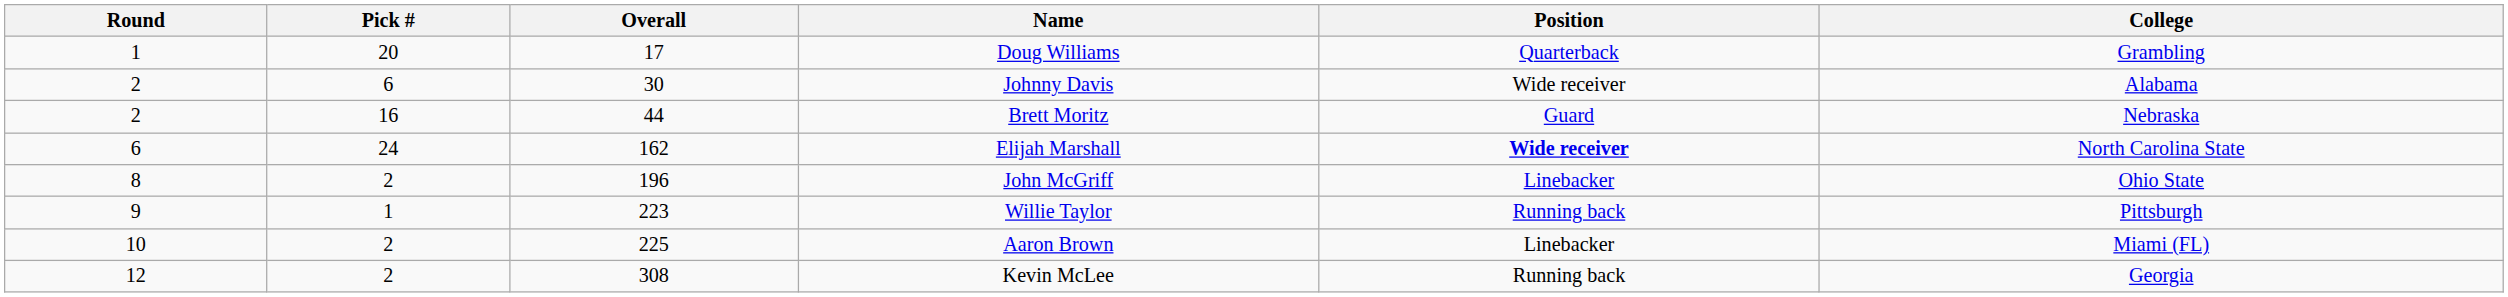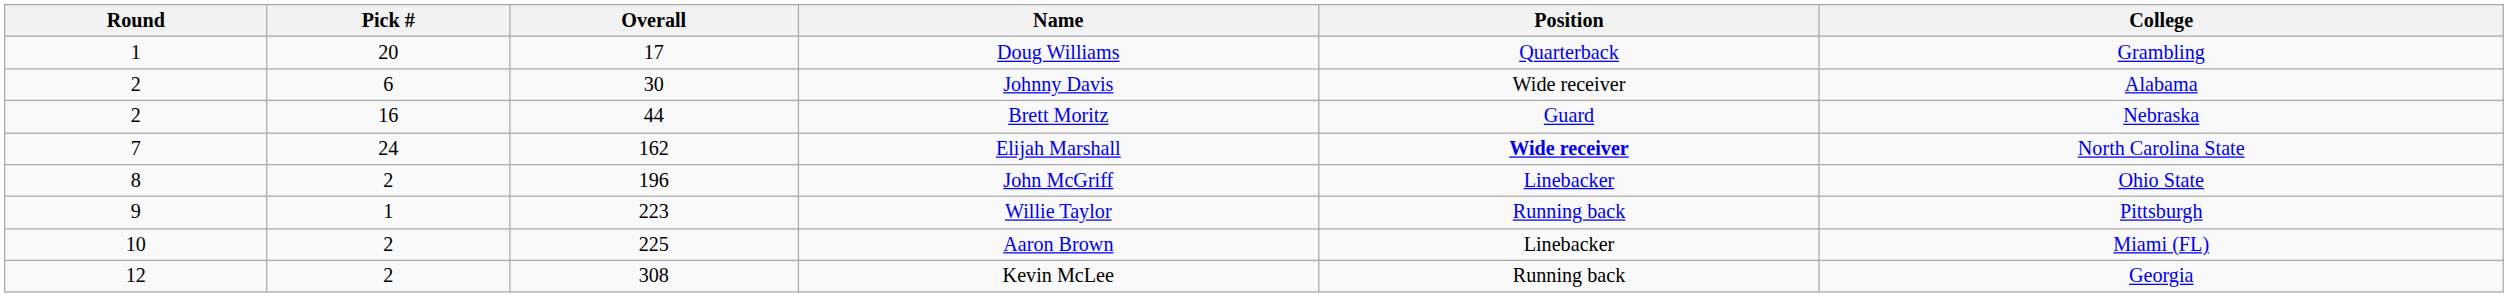(136, 148) 6 -> (136, 148) 7
